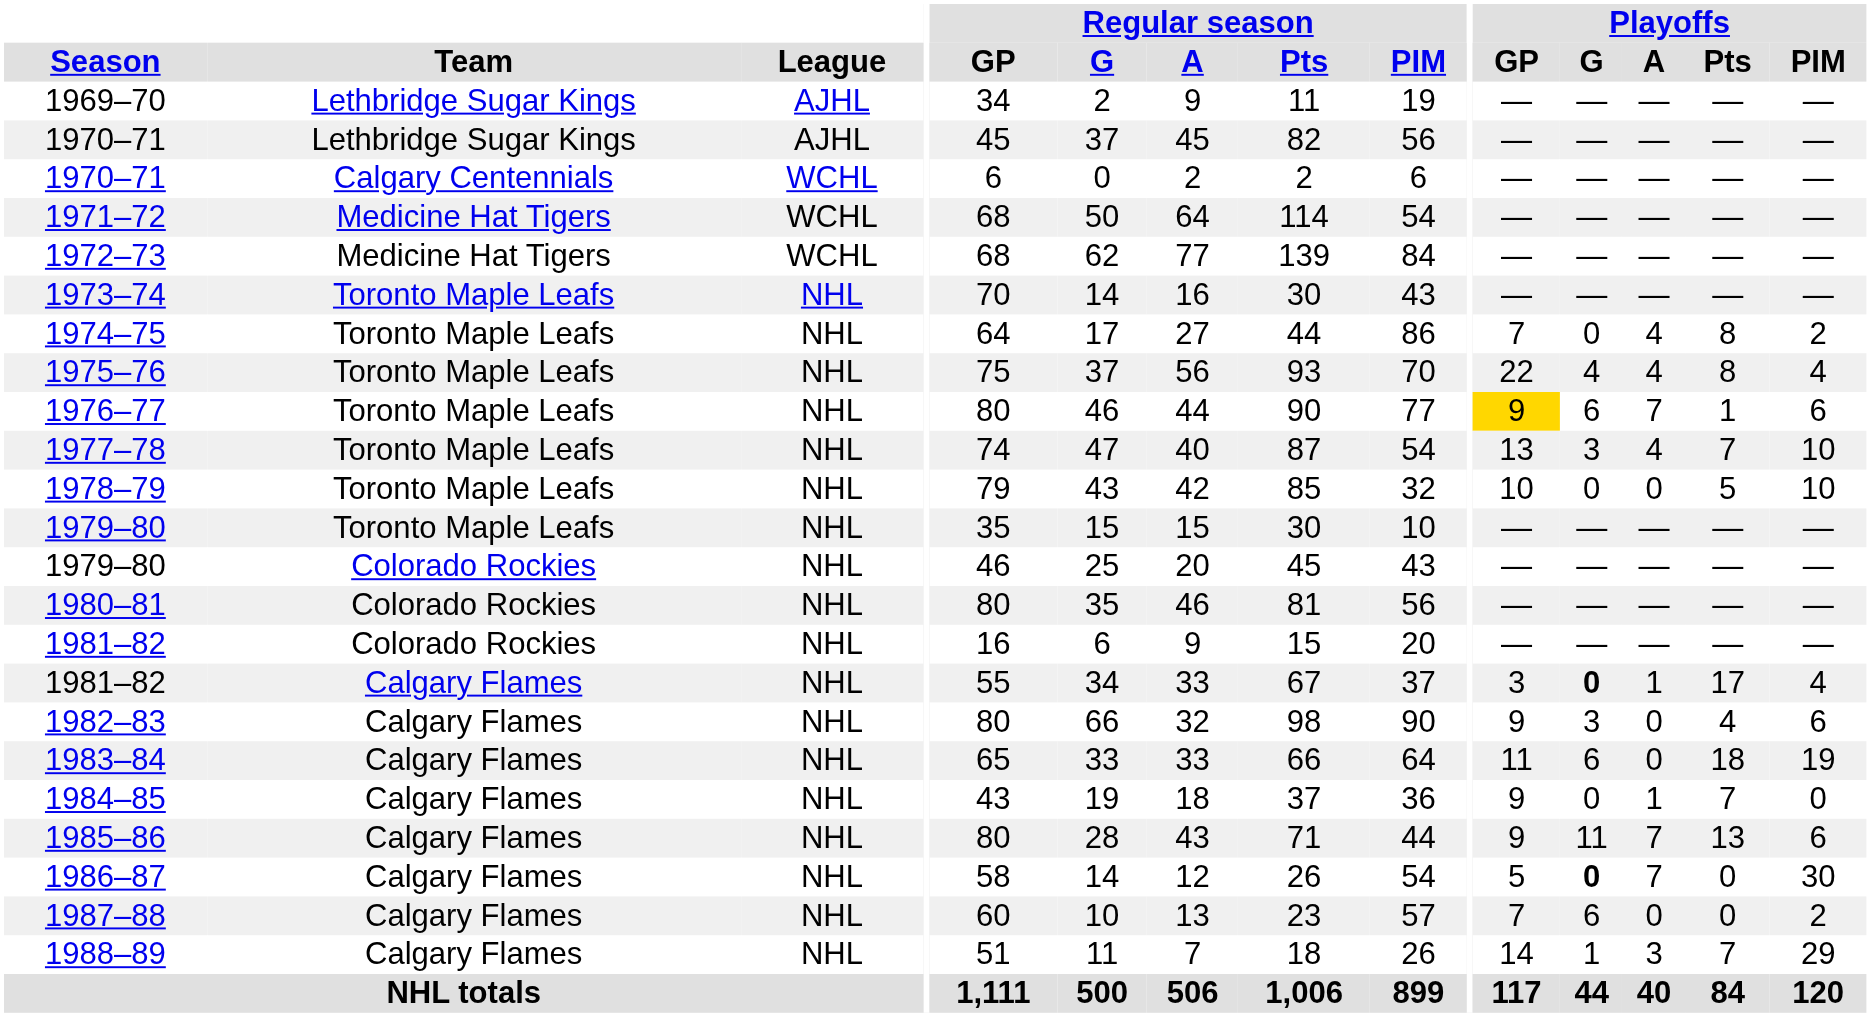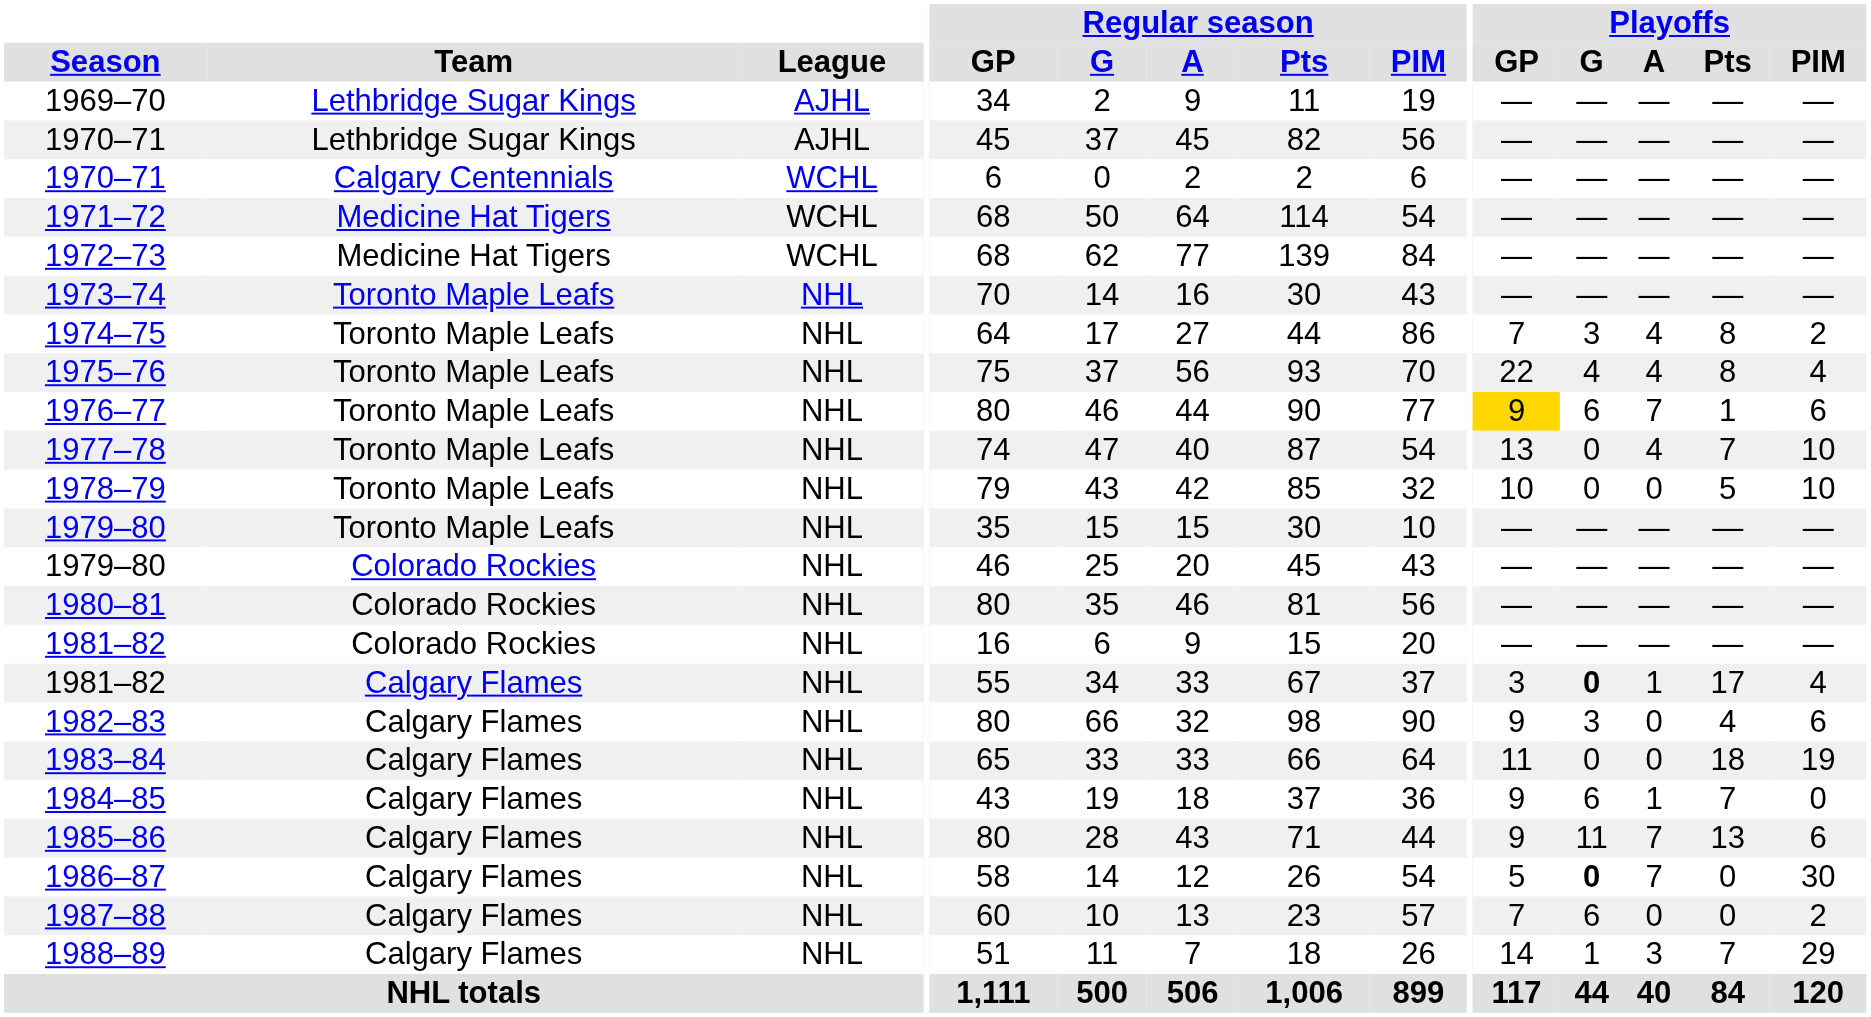(1592, 333) 0 -> (1592, 333) 3
(1592, 449) 3 -> (1592, 449) 0
(1592, 760) 6 -> (1592, 760) 0
(1592, 798) 0 -> (1592, 798) 6
